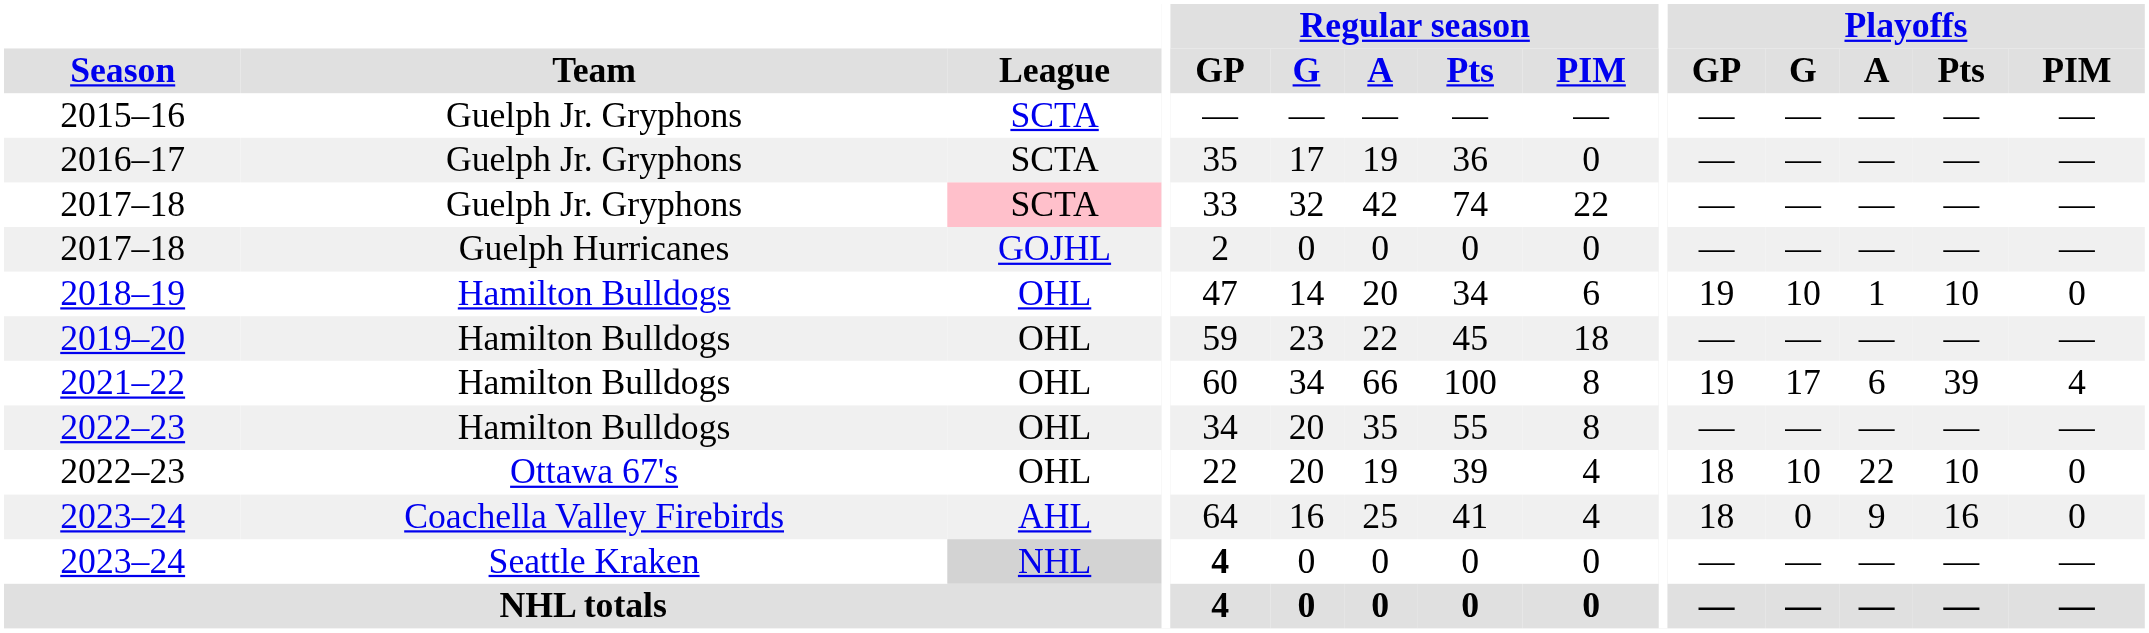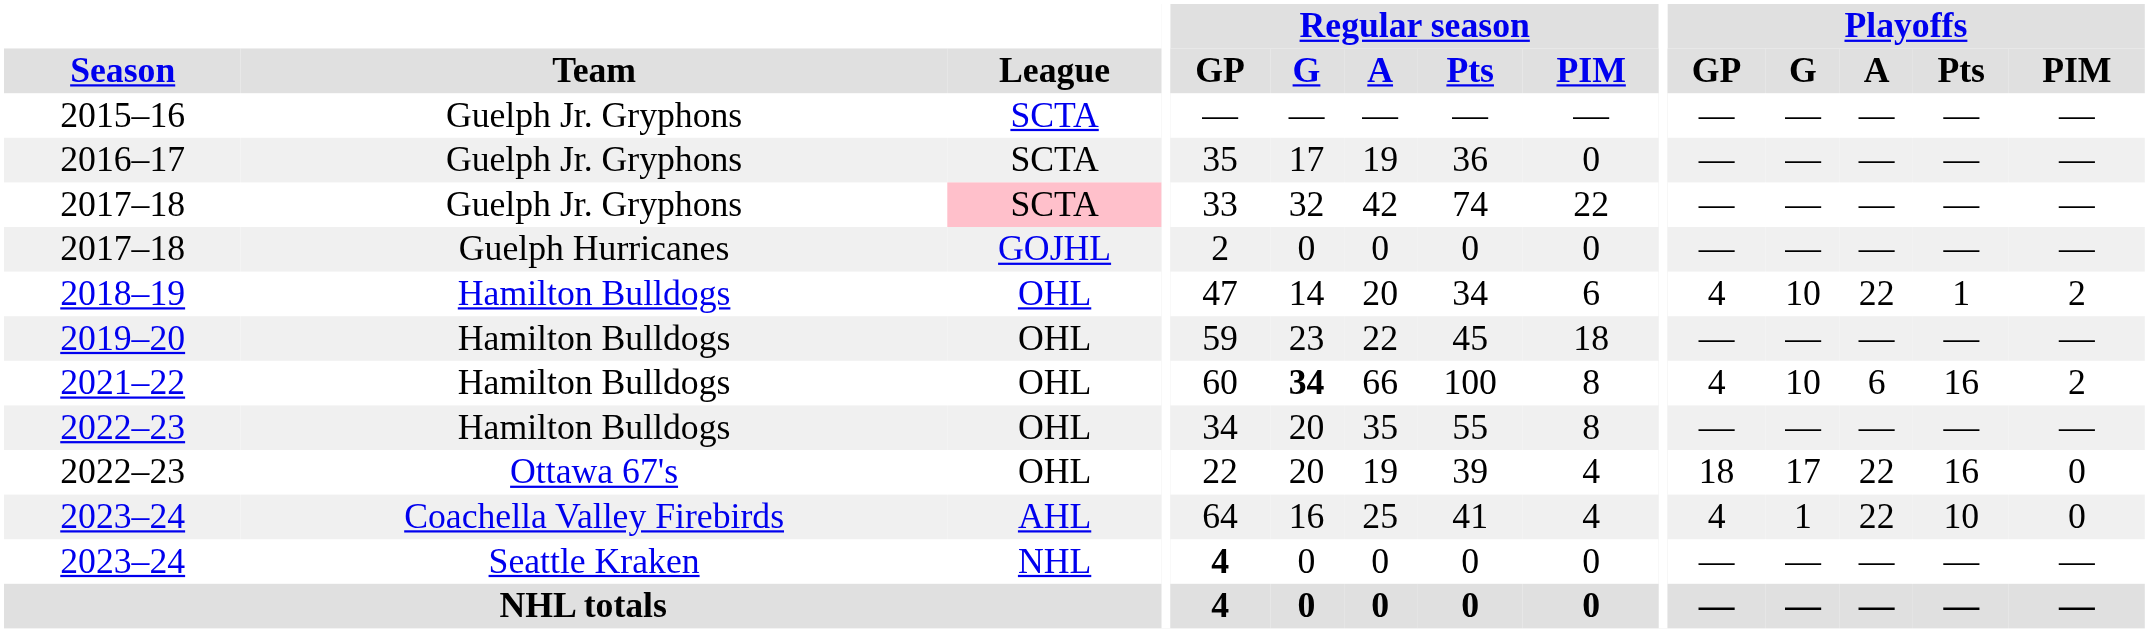(1717, 293) 19 -> (1717, 293) 4
(1877, 293) 1 -> (1877, 293) 22
(1961, 293) 10 -> (1961, 293) 1
(2077, 293) 0 -> (2077, 293) 2
(1306, 382) normal -> (1306, 382) bold
(1717, 382) 19 -> (1717, 382) 4
(1803, 382) 17 -> (1803, 382) 10
(1961, 382) 39 -> (1961, 382) 16
(2077, 382) 4 -> (2077, 382) 2
(1803, 471) 10 -> (1803, 471) 17
(1961, 471) 10 -> (1961, 471) 16
(1717, 516) 18 -> (1717, 516) 4
(1803, 516) 0 -> (1803, 516) 1
(1877, 516) 9 -> (1877, 516) 22
(1961, 516) 16 -> (1961, 516) 10
(1055, 560) lightgrey background -> (1055, 560) no background
